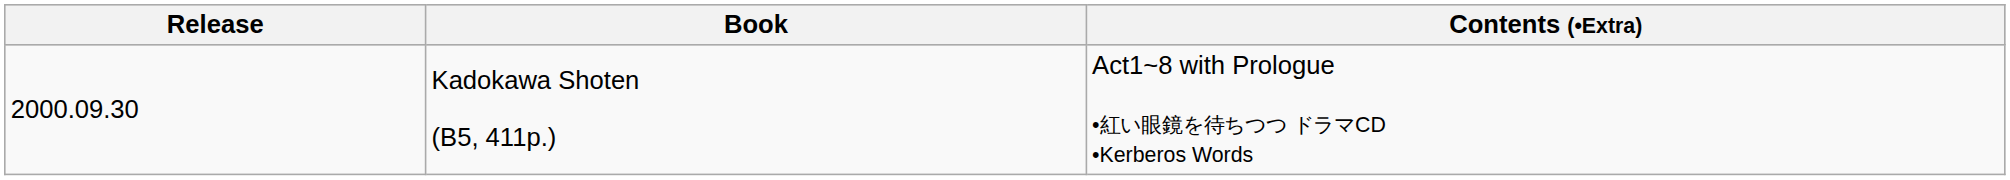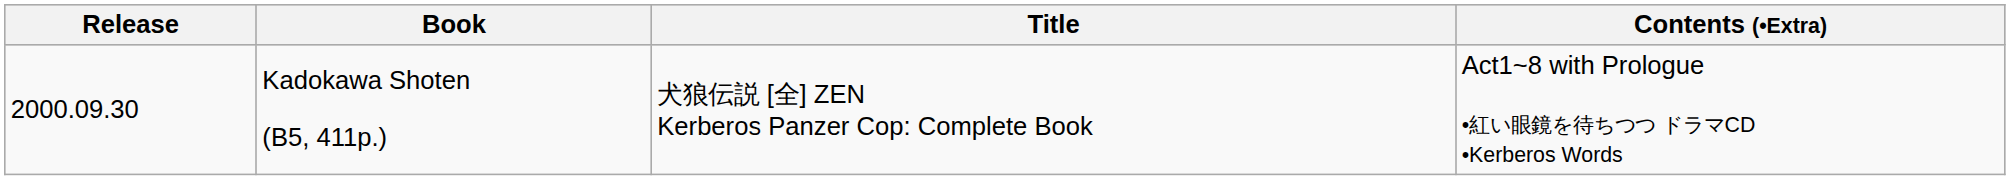+ column: (1054, 24)
